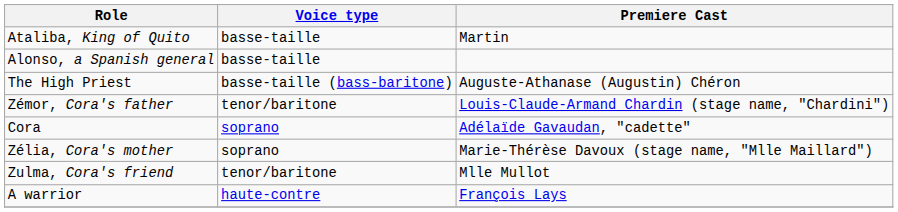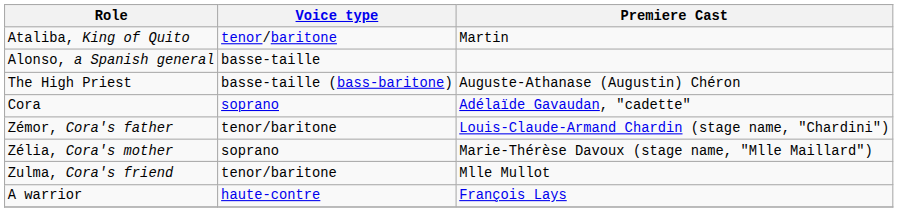(271, 38) basse-taille -> (279, 38) tenor/baritone
rows swapped: (24, 128) <-> (91, 106)
